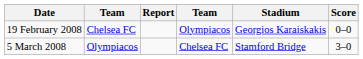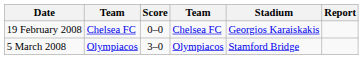columns swapped: (343, 12) <-> (158, 12)
(205, 29) Olympiacos -> (197, 29) Chelsea FC
(204, 46) Chelsea FC -> (198, 46) Olympiacos
